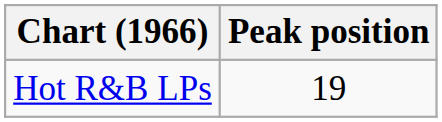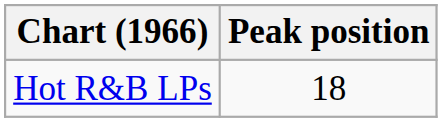(329, 87) 19 -> (329, 87) 18
